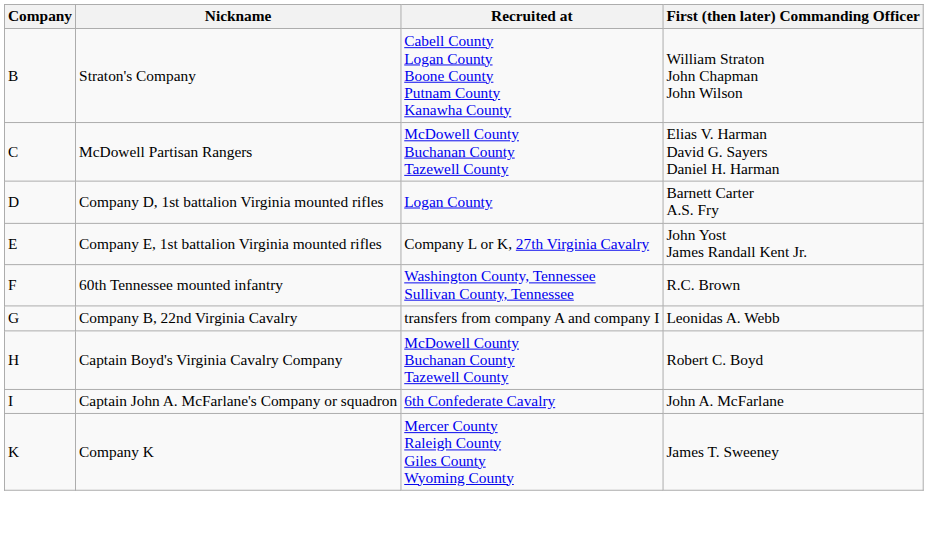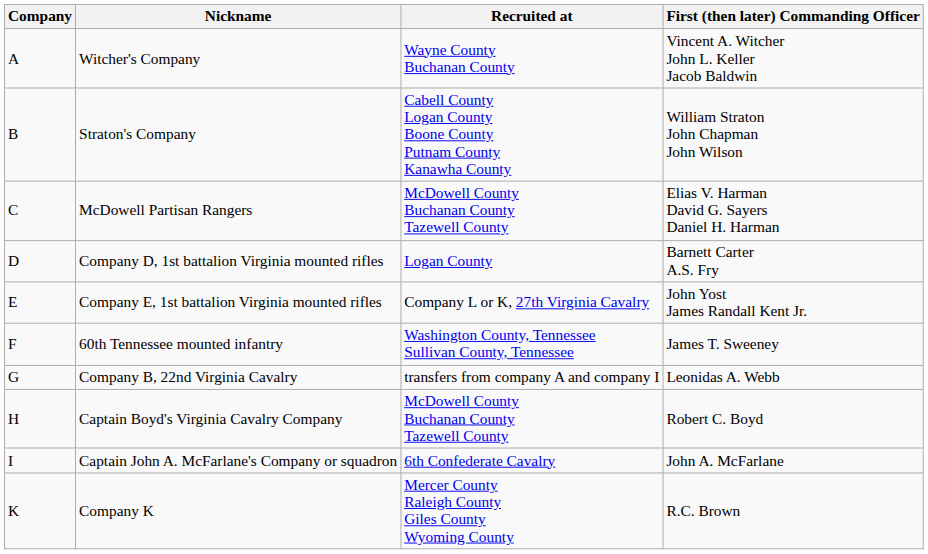+ row: (140, 58)
(703, 285) R.C. Brown -> (723, 344) James T. Sweeney
(723, 451) James T. Sweeney -> (703, 510) R.C. Brown
